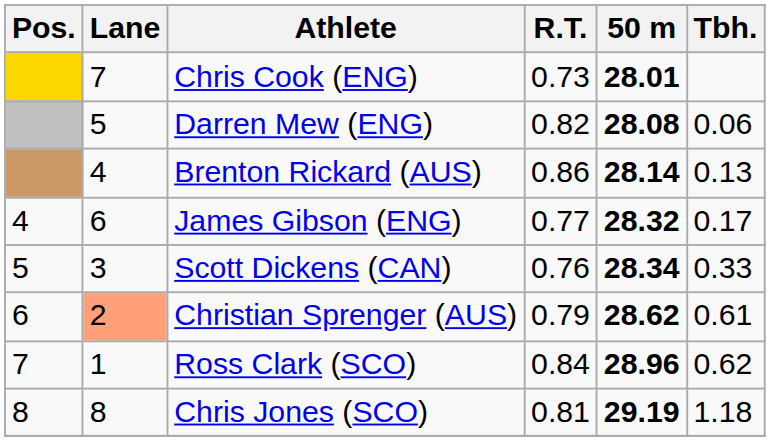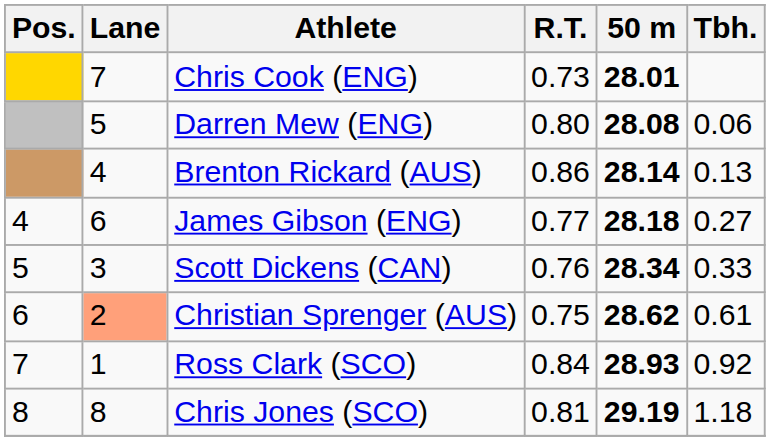(561, 124) 0.82 -> (561, 124) 0.80
(642, 220) 28.32 -> (642, 220) 28.18
(723, 220) 0.17 -> (723, 220) 0.27
(561, 316) 0.79 -> (561, 316) 0.75
(642, 364) 28.96 -> (642, 364) 28.93
(723, 364) 0.62 -> (723, 364) 0.92
